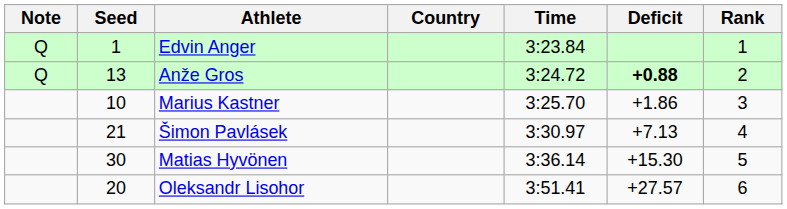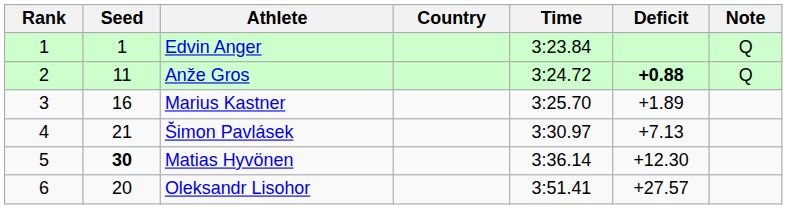columns swapped: (743, 18) <-> (41, 18)
(116, 75) 13 -> (122, 75) 11
(116, 103) 10 -> (122, 103) 16
(655, 103) +1.86 -> (661, 103) +1.89
(116, 160) normal -> (122, 160) bold
(655, 160) +15.30 -> (661, 160) +12.30
